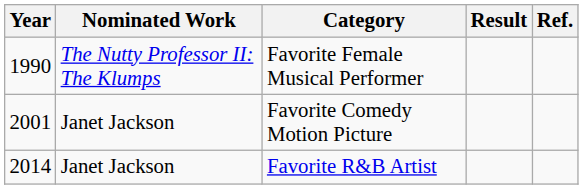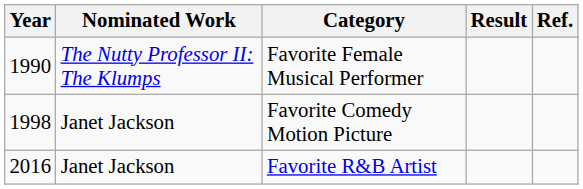(30, 122) 2001 -> (30, 122) 1998
(30, 166) 2014 -> (30, 166) 2016
